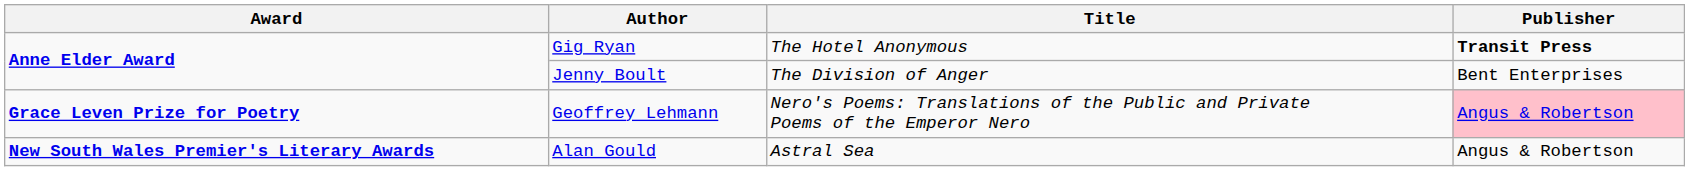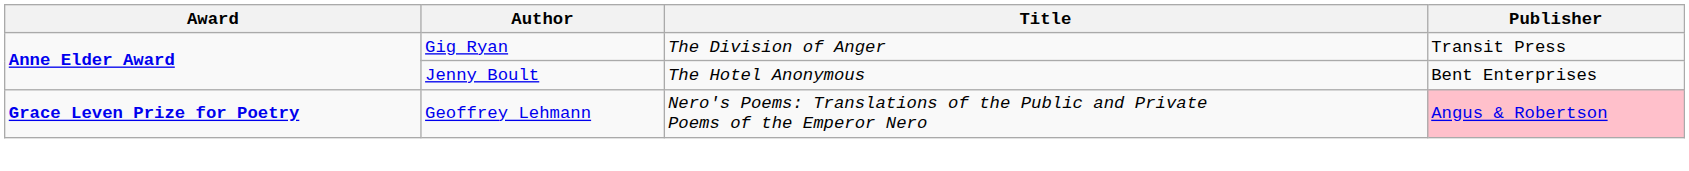(869, 47) The Hotel Anonymous -> (777, 47) The Division of Anger
(1525, 47) bold -> (1499, 47) normal
(880, 75) The Division of Anger -> (766, 75) The Hotel Anonymous
- row: (604, 151)
